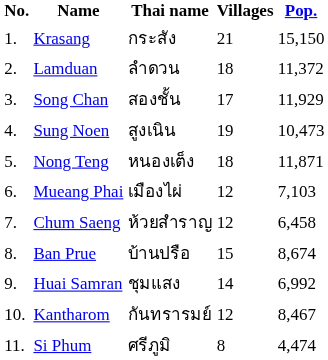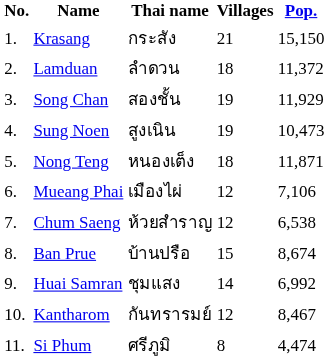(225, 99) 17 -> (225, 99) 19
(297, 191) 7,103 -> (297, 191) 7,106
(297, 222) 6,458 -> (297, 222) 6,538
